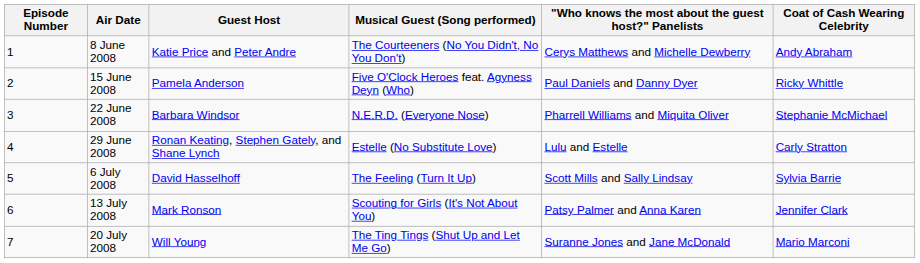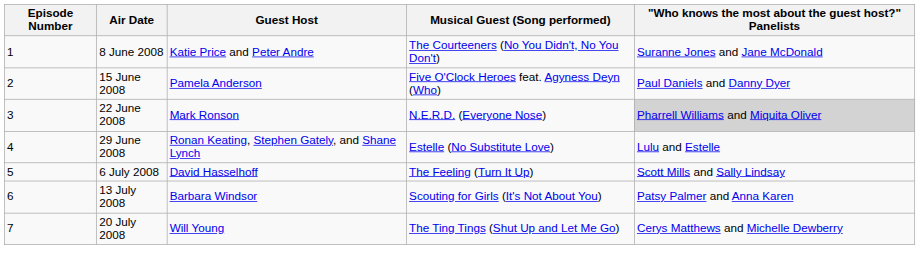- column: (844, 20)
(647, 51) Cerys Matthews and Michelle Dewberry -> (730, 51) Suranne Jones and Jane McDonald
(196, 115) Barbara Windsor -> (204, 115) Mark Ronson
(637, 115) no background -> (729, 115) lightgrey background
(187, 210) Mark Ronson -> (213, 197) Barbara Windsor
(637, 241) Suranne Jones and Jane McDonald -> (740, 228) Cerys Matthews and Michelle Dewberry
